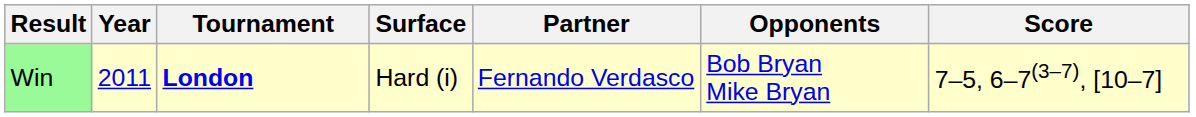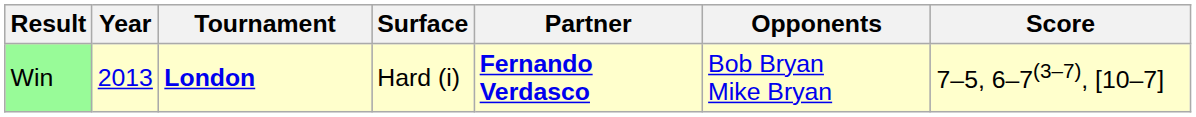(124, 77) 2011 -> (125, 77) 2013
(586, 77) normal -> (536, 77) bold
